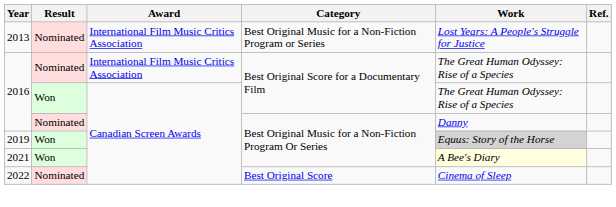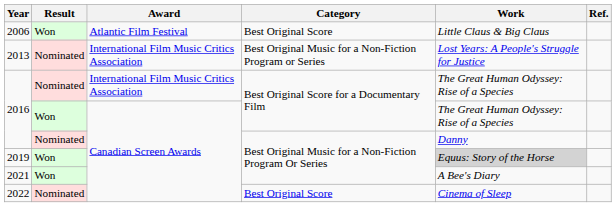+ row: (18, 31)
(469, 157) lightyellow background -> (469, 175) no background
